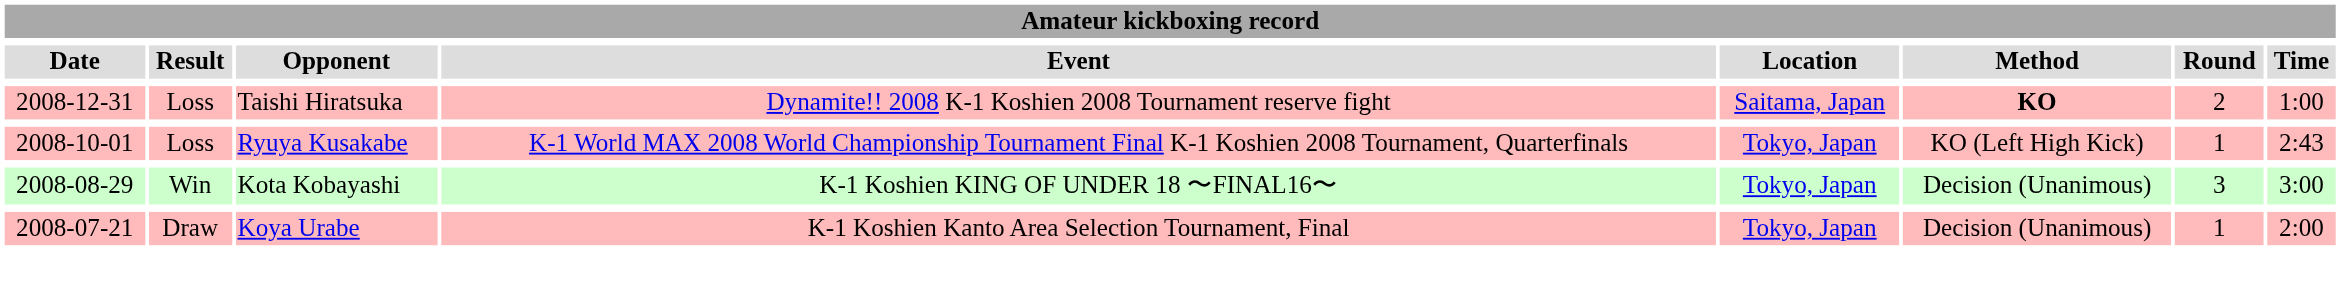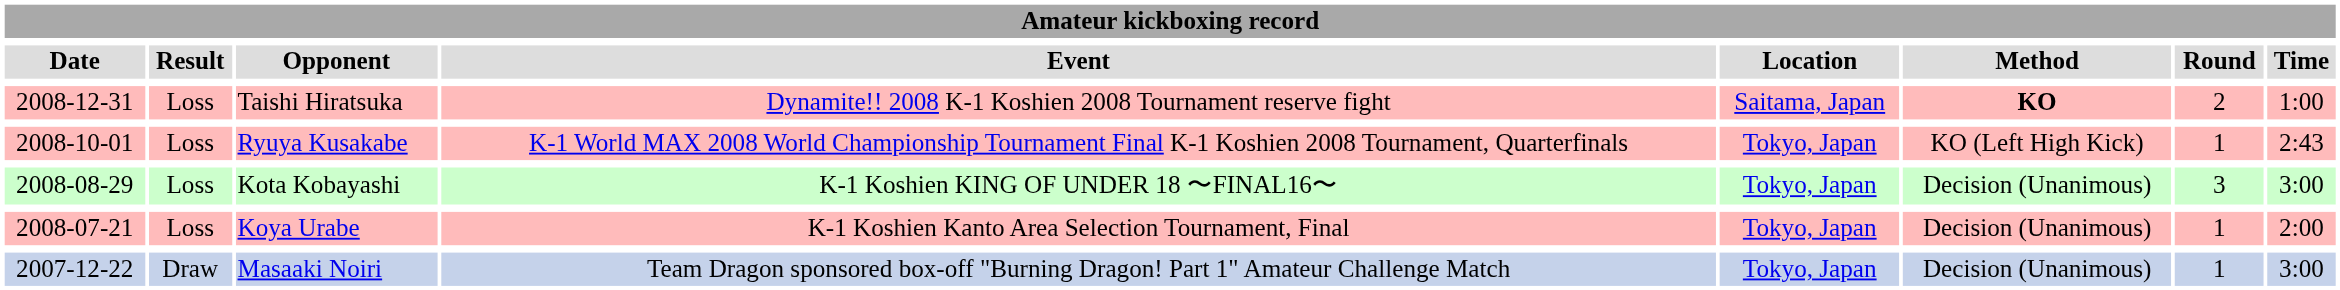(190, 185) Win -> (190, 185) Loss
(190, 228) Draw -> (190, 228) Loss
+ row: (310, 269)
